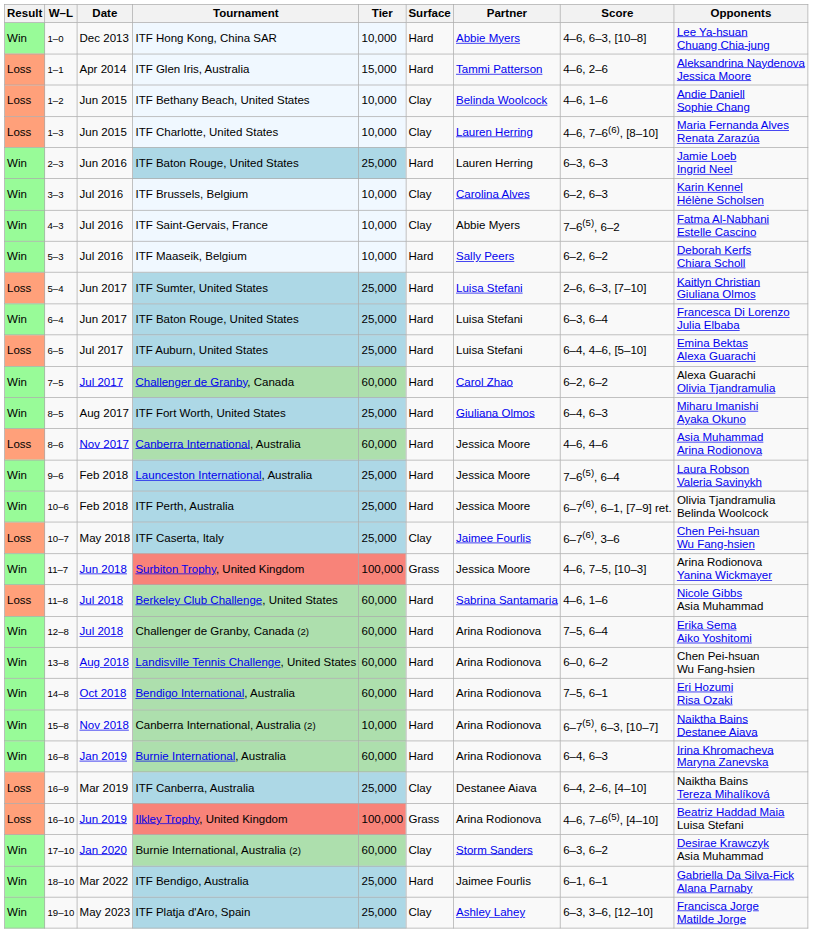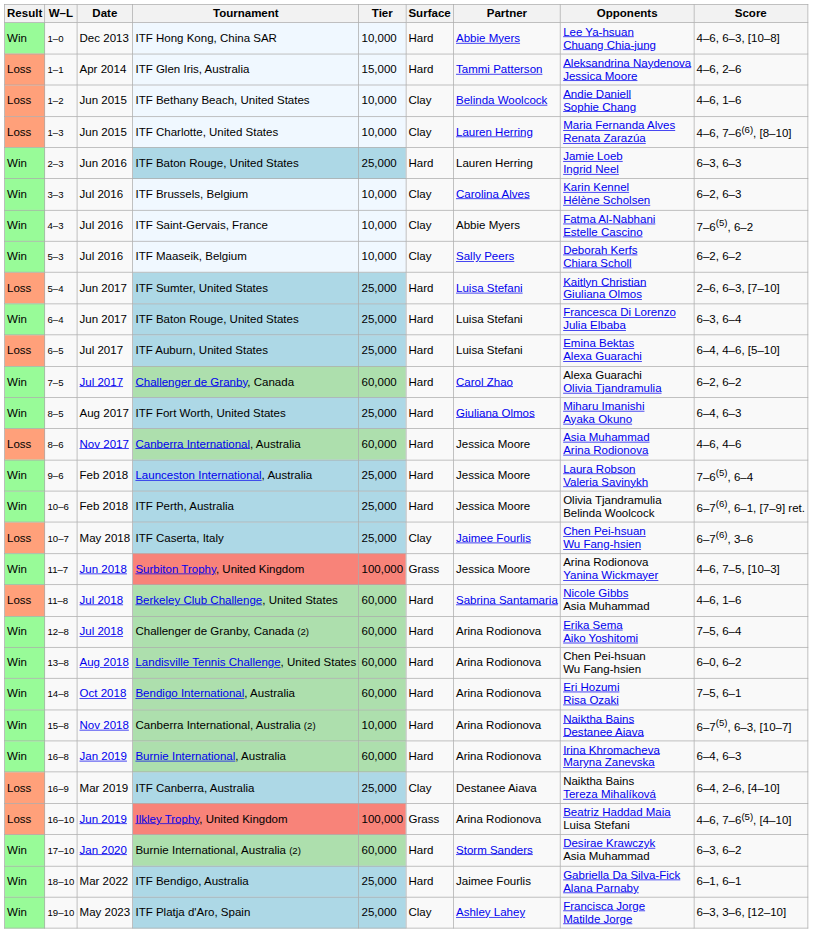columns swapped: (741, 13) <-> (617, 13)
(421, 256) Hard -> (420, 256) Clay
(420, 850) Clay -> (421, 850) Hard
